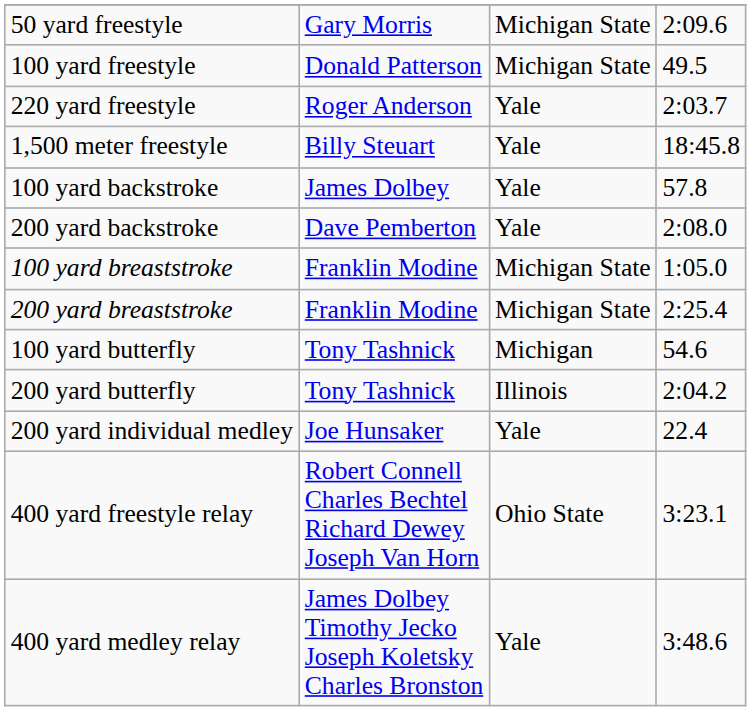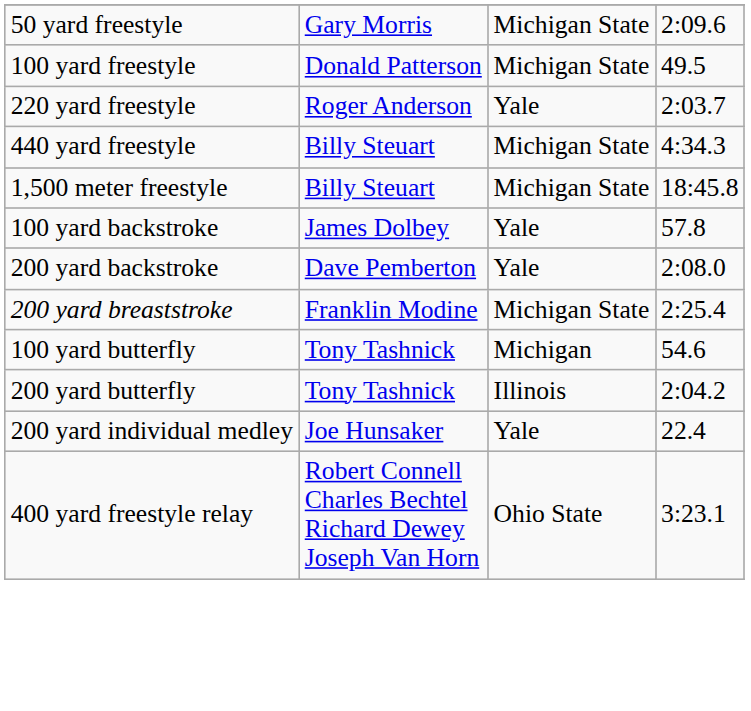+ row: (103, 146)
(518, 146) Yale -> (571, 187) Michigan State
- row: (122, 268)
- row: (126, 641)
